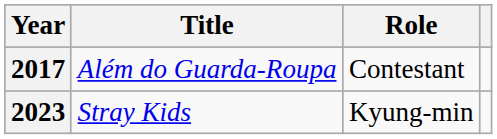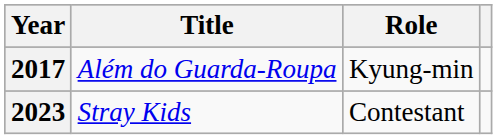(407, 68) Contestant -> (411, 68) Kyung-min
(411, 111) Kyung-min -> (407, 111) Contestant
